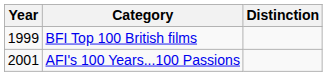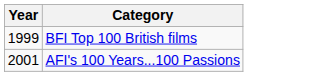- column: (283, 15)
